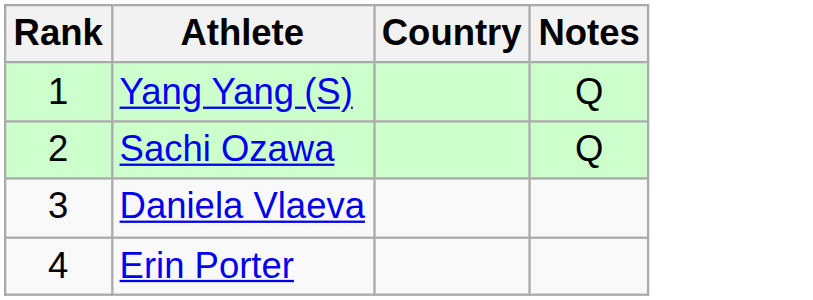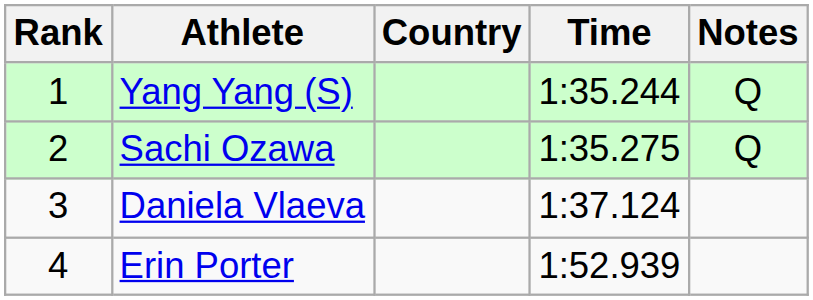+ column: (609, 33)
